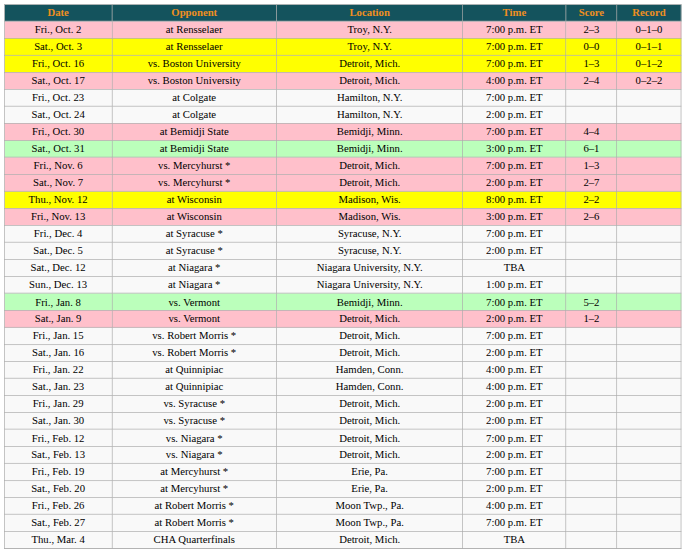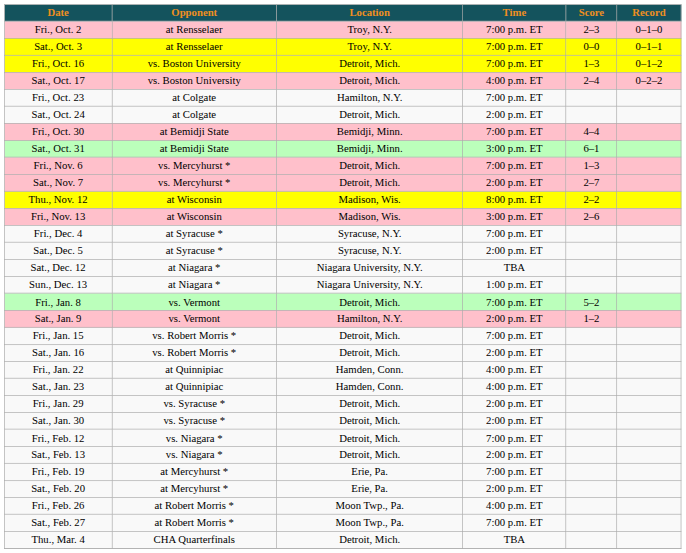(370, 115) Hamilton, N.Y. -> (370, 115) Detroit, Mich.
(370, 302) Bemidji, Minn. -> (370, 302) Detroit, Mich.
(370, 319) Detroit, Mich. -> (370, 319) Hamilton, N.Y.
